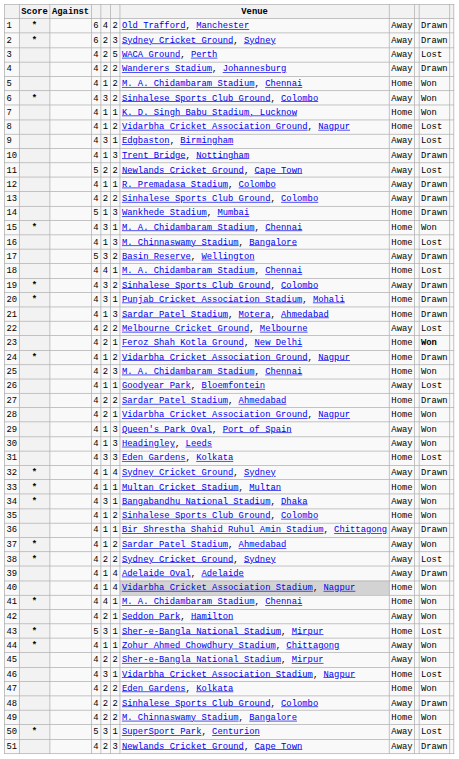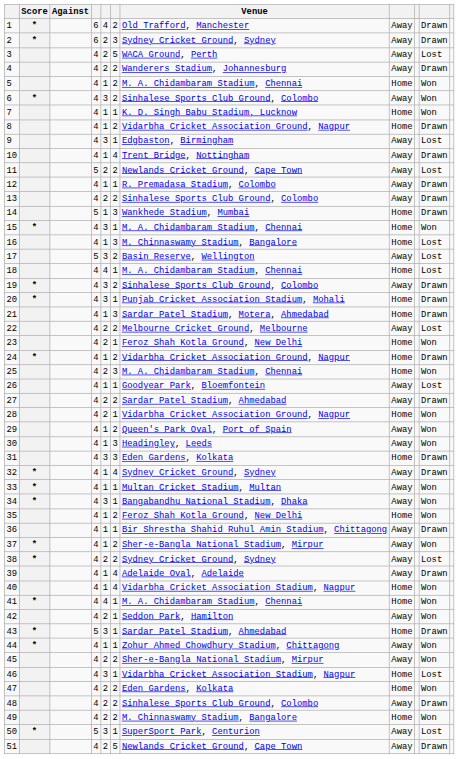(432, 127) Lost -> (434, 127) Drawn
(115, 156) 3 -> (115, 156) 4
(434, 256) Drawn -> (432, 256) Lost
(429, 343) bold -> (429, 343) normal
(402, 401) Home -> (402, 401) Away
(115, 429) 3 -> (115, 429) 2
(432, 458) Lost -> (434, 458) Drawn
(402, 487) Home -> (402, 487) Away
(220, 516) Sinhalese Sports Club Ground, Colombo -> (212, 516) Feroz Shah Kotla Ground, New Delhi
(204, 545) Sardar Patel Stadium, Ahmedabad -> (223, 545) Sher-e-Bangla National Stadium, Mirpur
(239, 588) lightgrey background -> (239, 588) no background
(223, 631) Sher-e-Bangla National Stadium, Mirpur -> (204, 631) Sardar Patel Stadium, Ahmedabad
(432, 631) Lost -> (434, 631) Drawn
(115, 746) 3 -> (115, 746) 5
